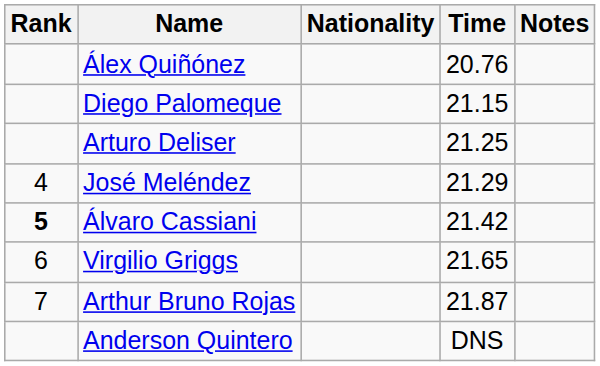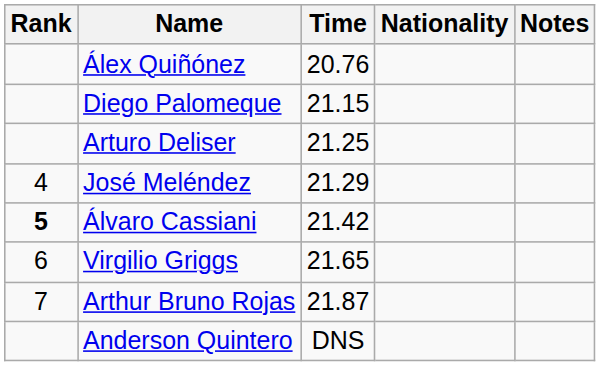columns swapped: (371, 24) <-> (477, 24)
